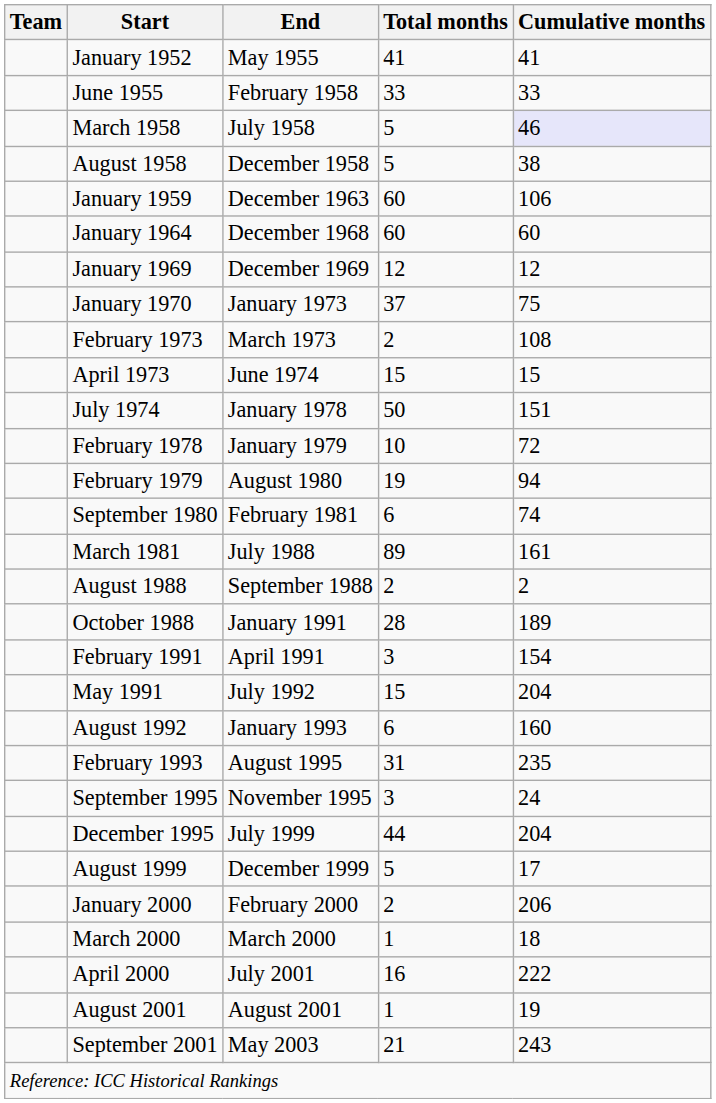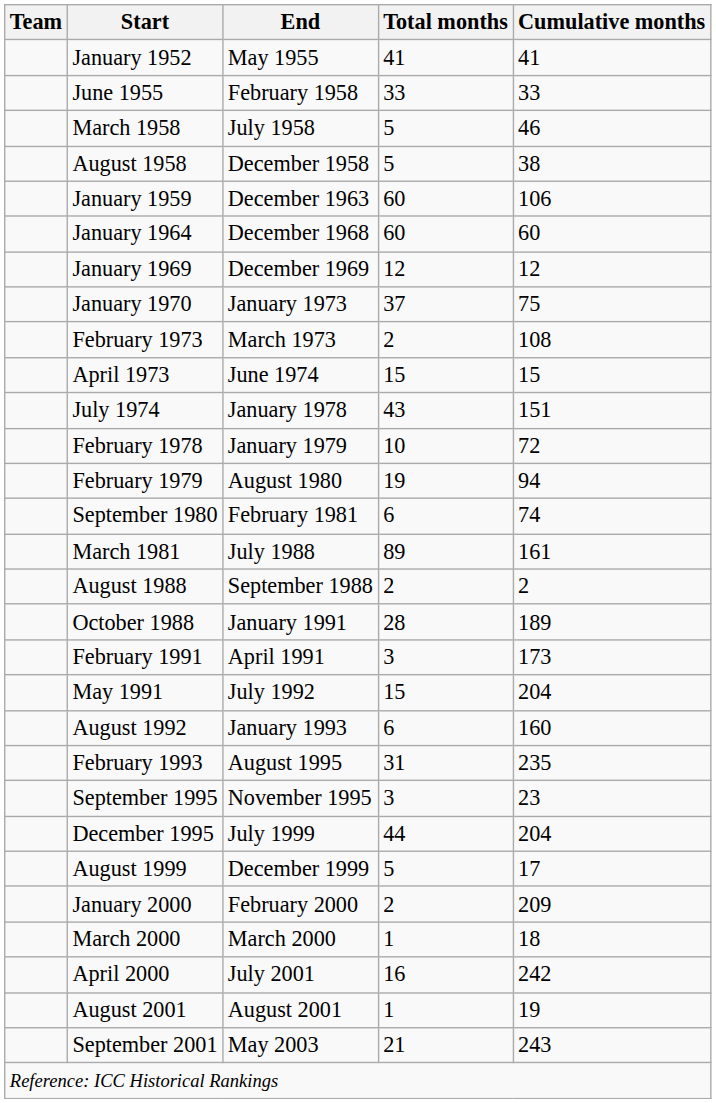(529, 127) lavender background -> (529, 127) no background
(394, 410) 50 -> (394, 410) 43
(535, 657) 154 -> (535, 657) 173
(529, 798) 24 -> (529, 798) 23
(535, 903) 206 -> (535, 903) 209
(535, 974) 222 -> (535, 974) 242
